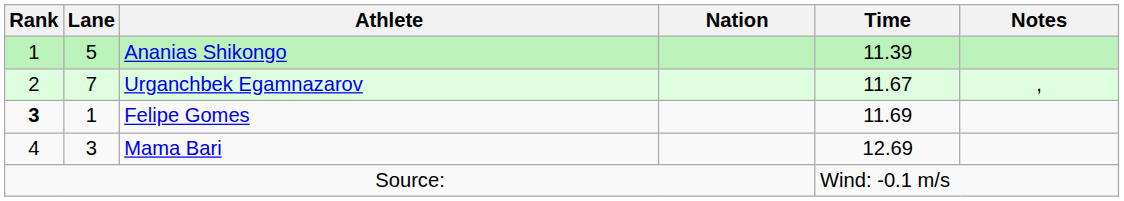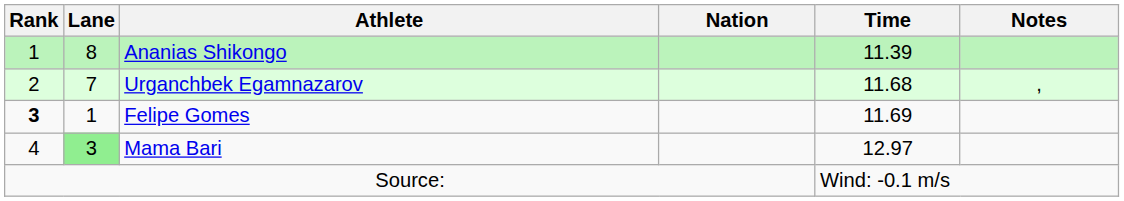(91, 52) 5 -> (91, 52) 8
(888, 84) 11.67 -> (888, 84) 11.68
(91, 148) no background -> (91, 148) lightgreen background
(888, 148) 12.69 -> (888, 148) 12.97
